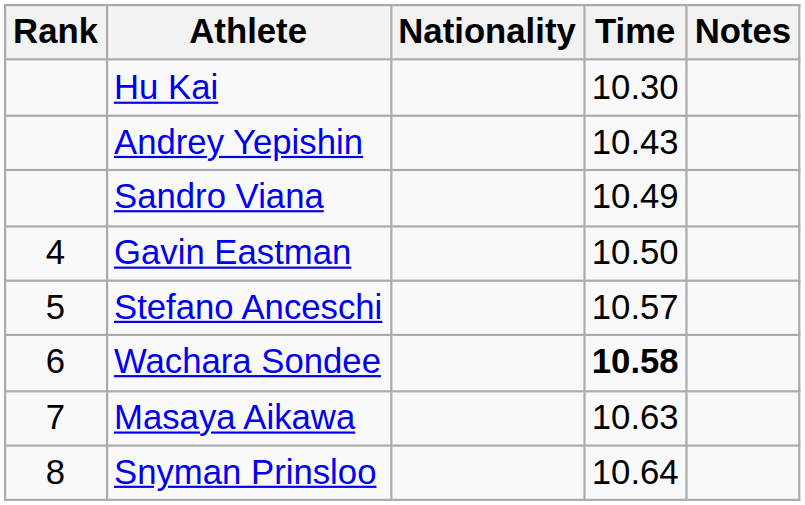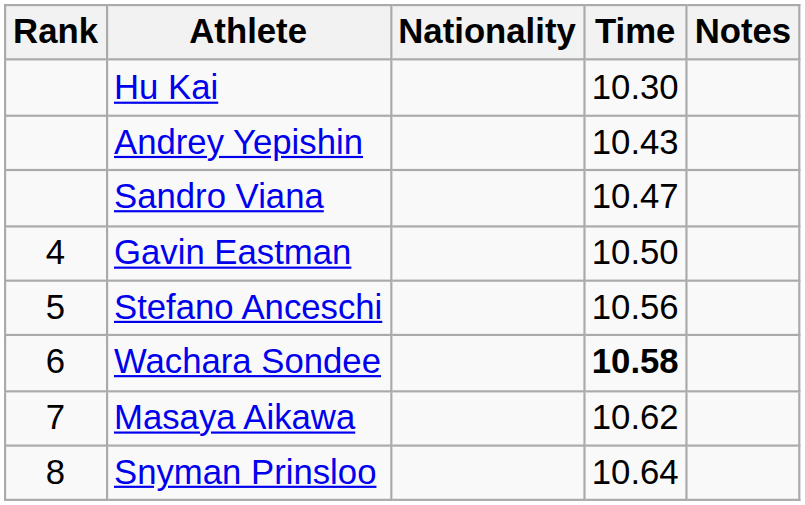(635, 197) 10.49 -> (635, 197) 10.47
(635, 307) 10.57 -> (635, 307) 10.56
(635, 417) 10.63 -> (635, 417) 10.62
